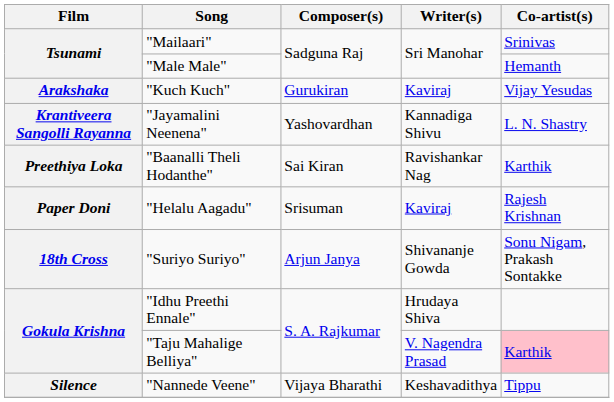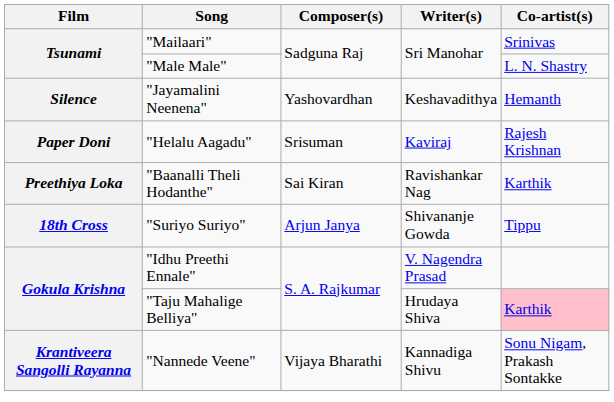(533, 66) Hemanth -> (546, 66) L. N. Shastry
- row: (188, 90)
(74, 123) Krantiveera Sangolli Rayanna -> (74, 99) Silence
(438, 123) Kannadiga Shivu -> (451, 99) Keshavadithya
(546, 123) L. N. Shastry -> (533, 99) Hemanth
rows swapped: (199, 208) <-> (193, 166)
(545, 258) Sonu Nigam, Prakash Sontakke -> (522, 225) Tippu
(432, 309) Hrudaya Shiva -> (443, 267) V. Nagendra Prasad
(443, 351) V. Nagendra Prasad -> (432, 309) Hrudaya Shiva
(74, 385) Silence -> (74, 360) Krantiveera Sangolli Rayanna
(451, 385) Keshavadithya -> (438, 360) Kannadiga Shivu
(522, 385) Tippu -> (545, 360) Sonu Nigam, Prakash Sontakke
